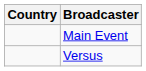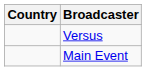rows swapped: (95, 35) <-> (83, 55)
